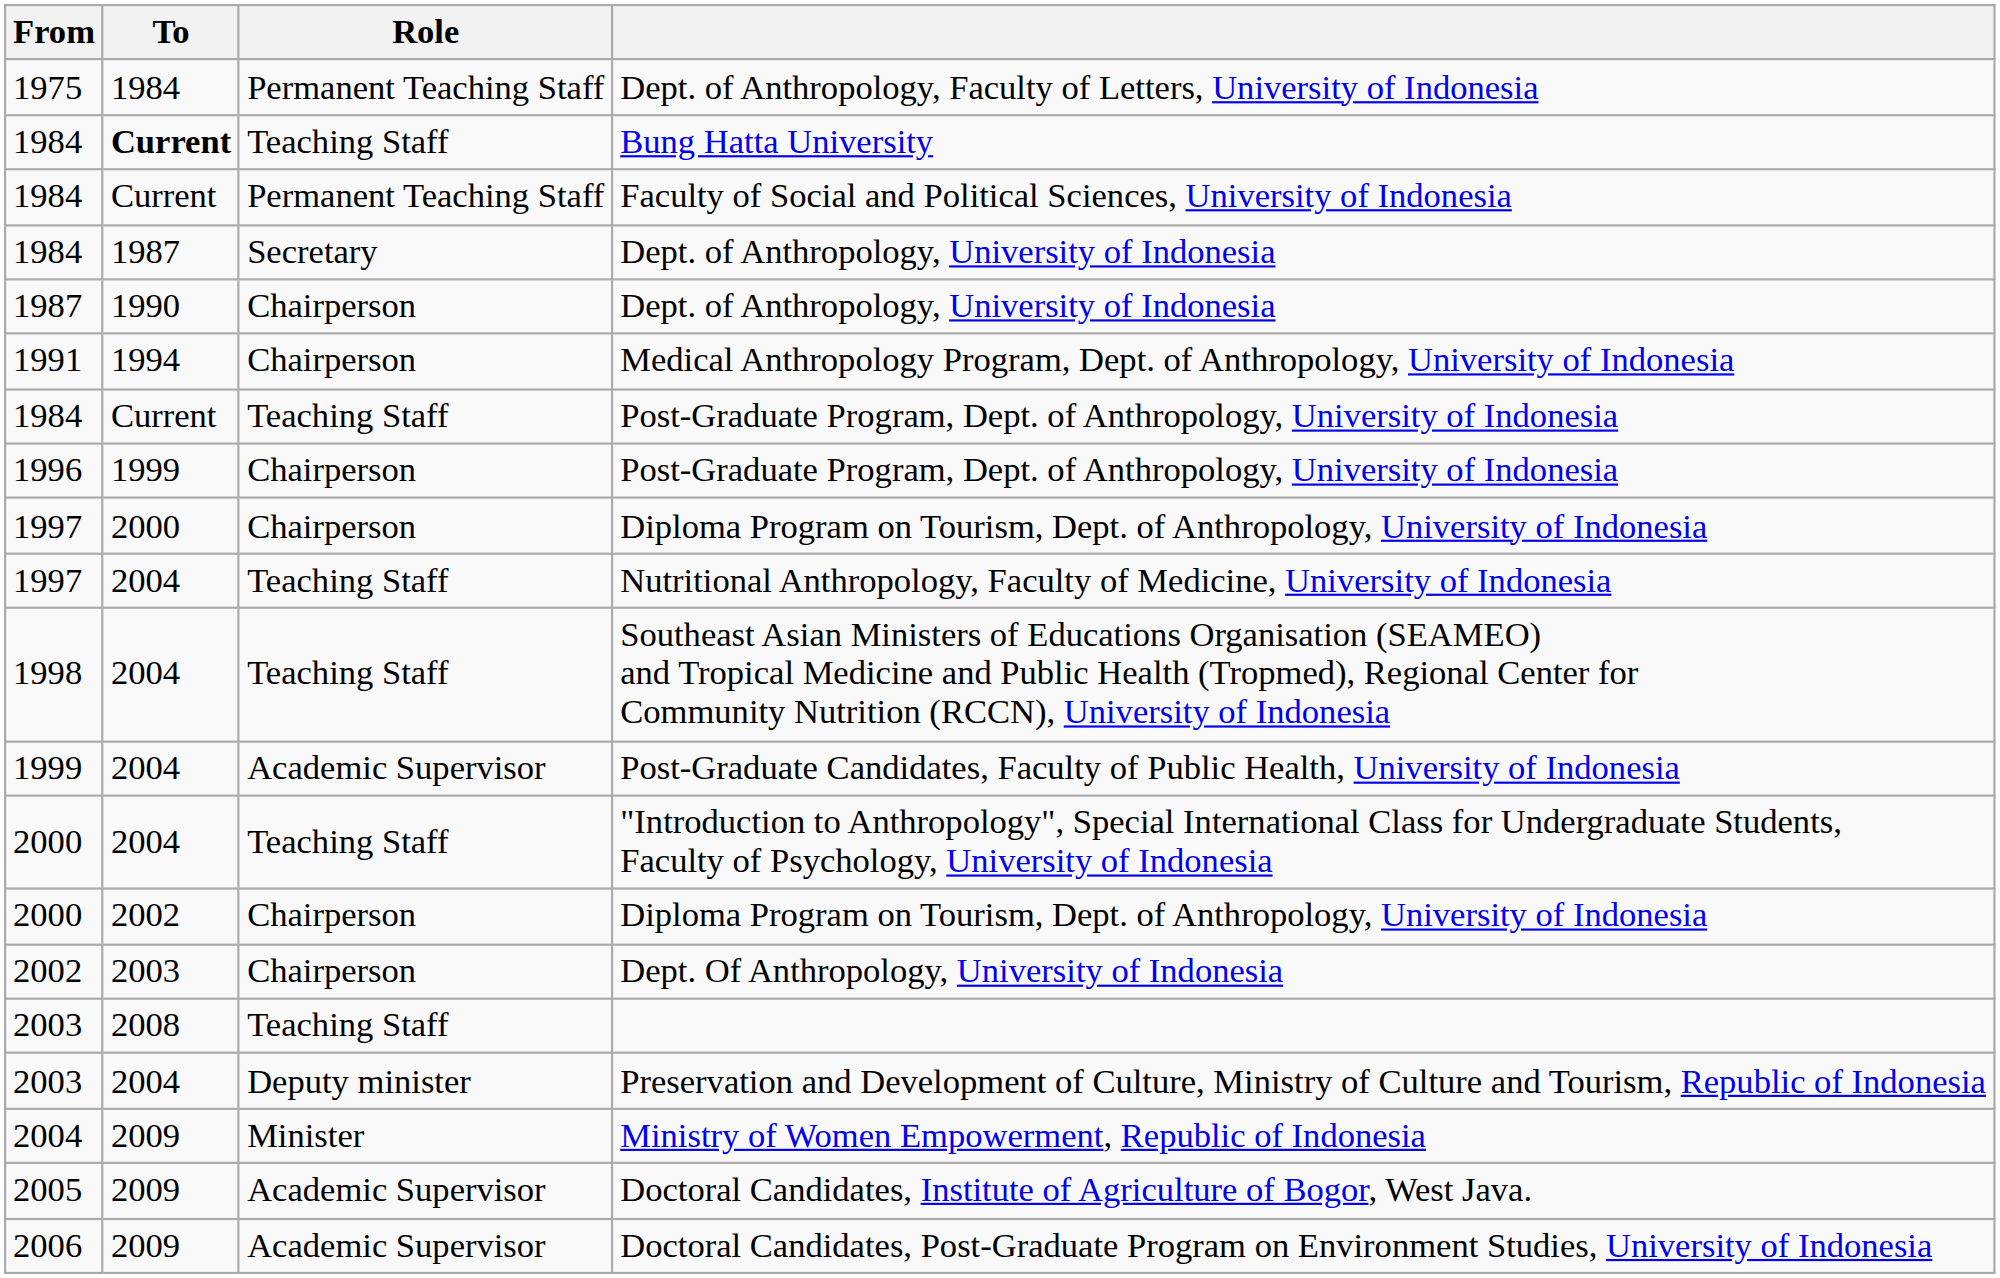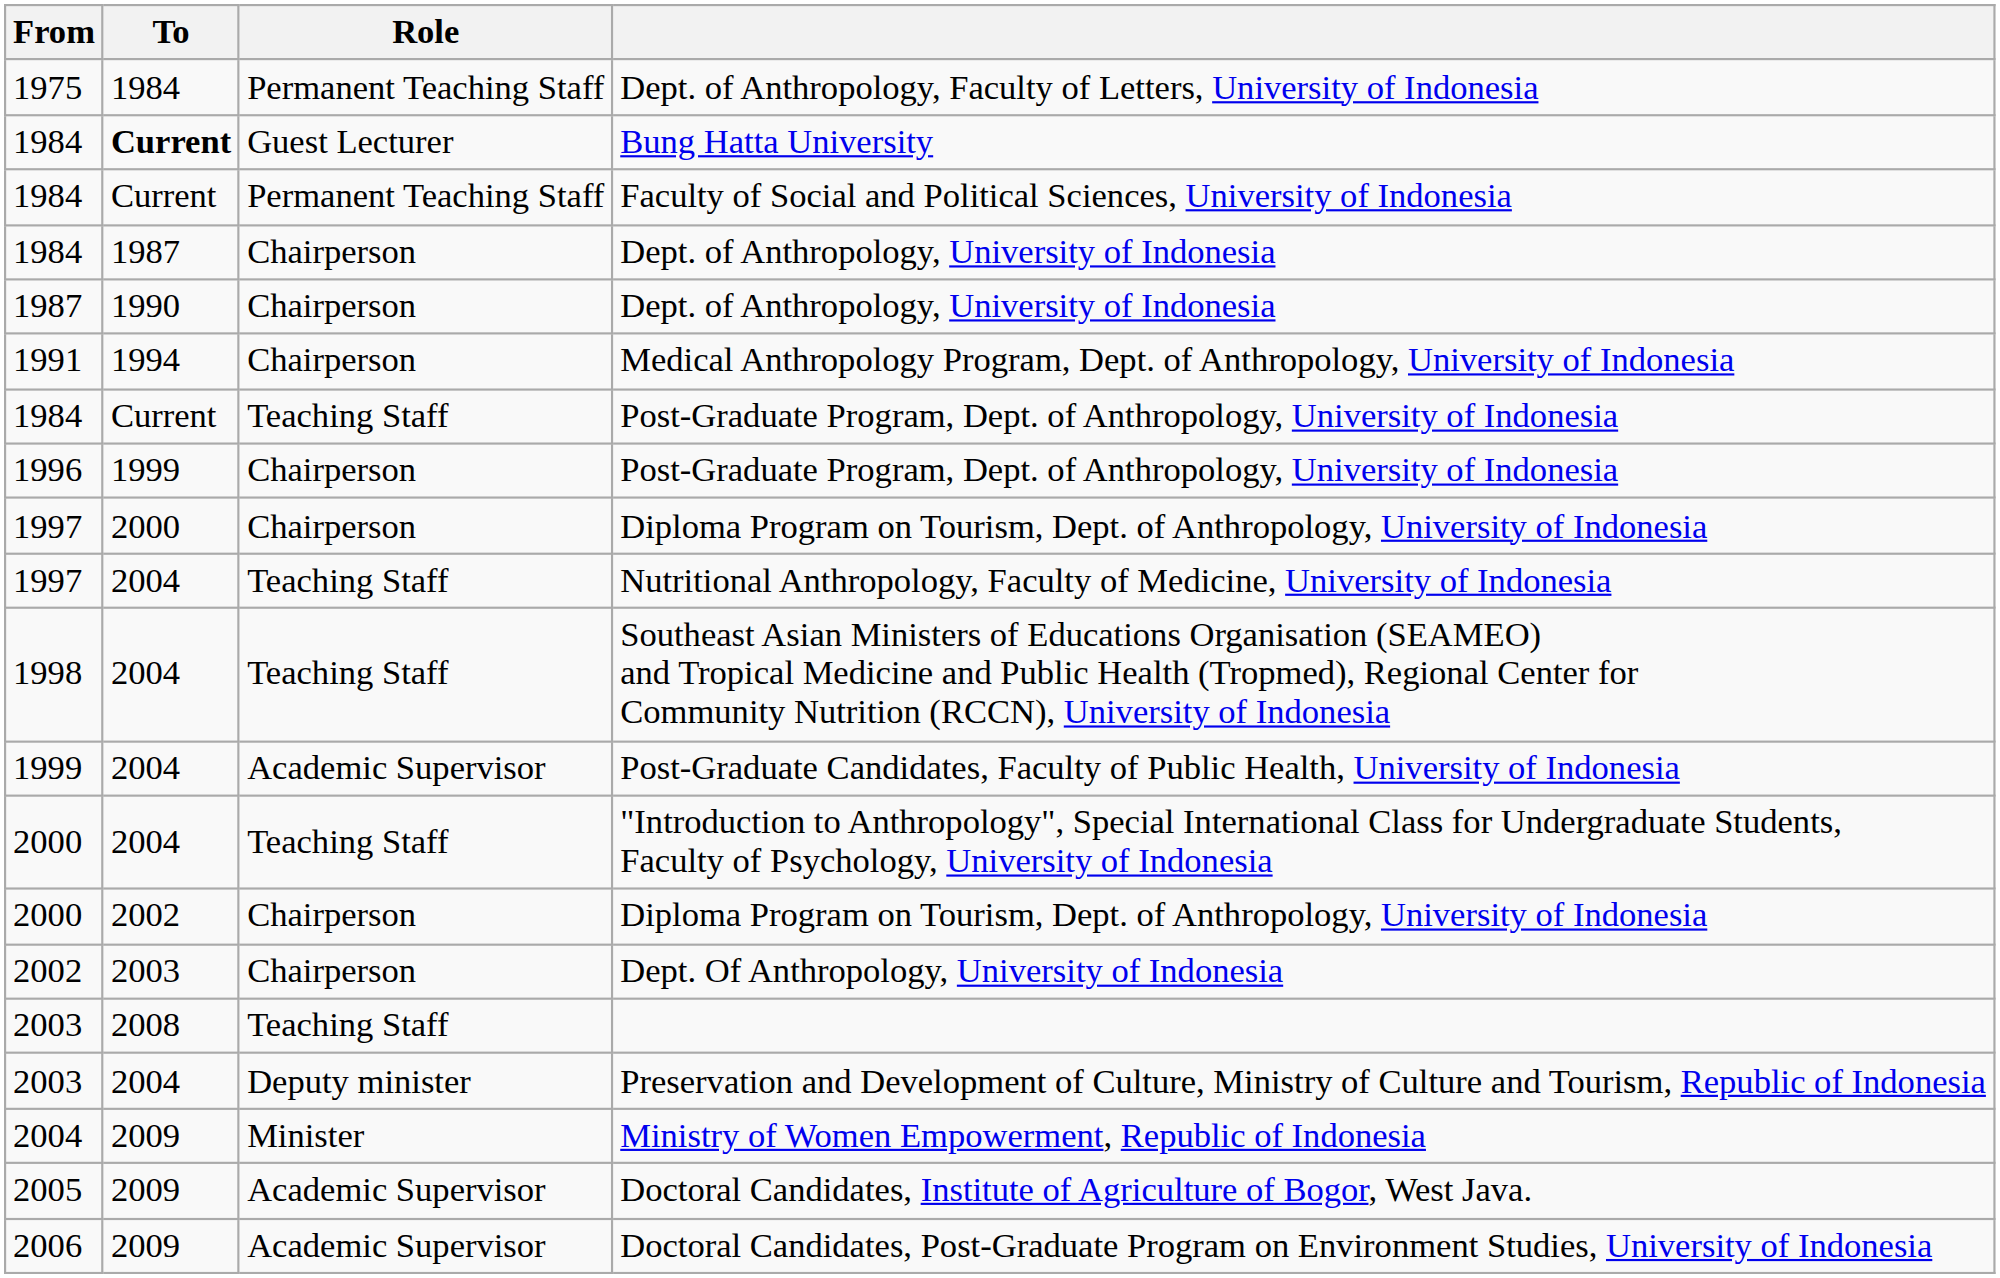(348, 141) Teaching Staff -> (350, 141) Guest Lecturer
(312, 251) Secretary -> (332, 251) Chairperson
